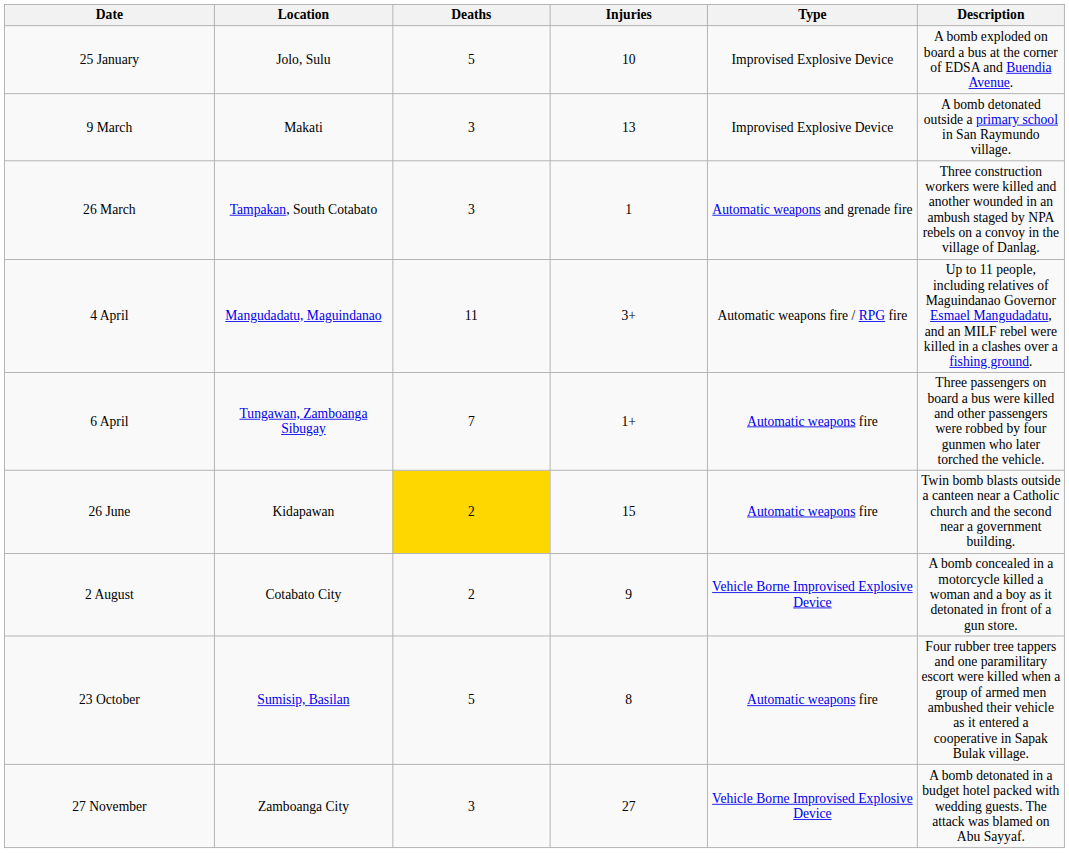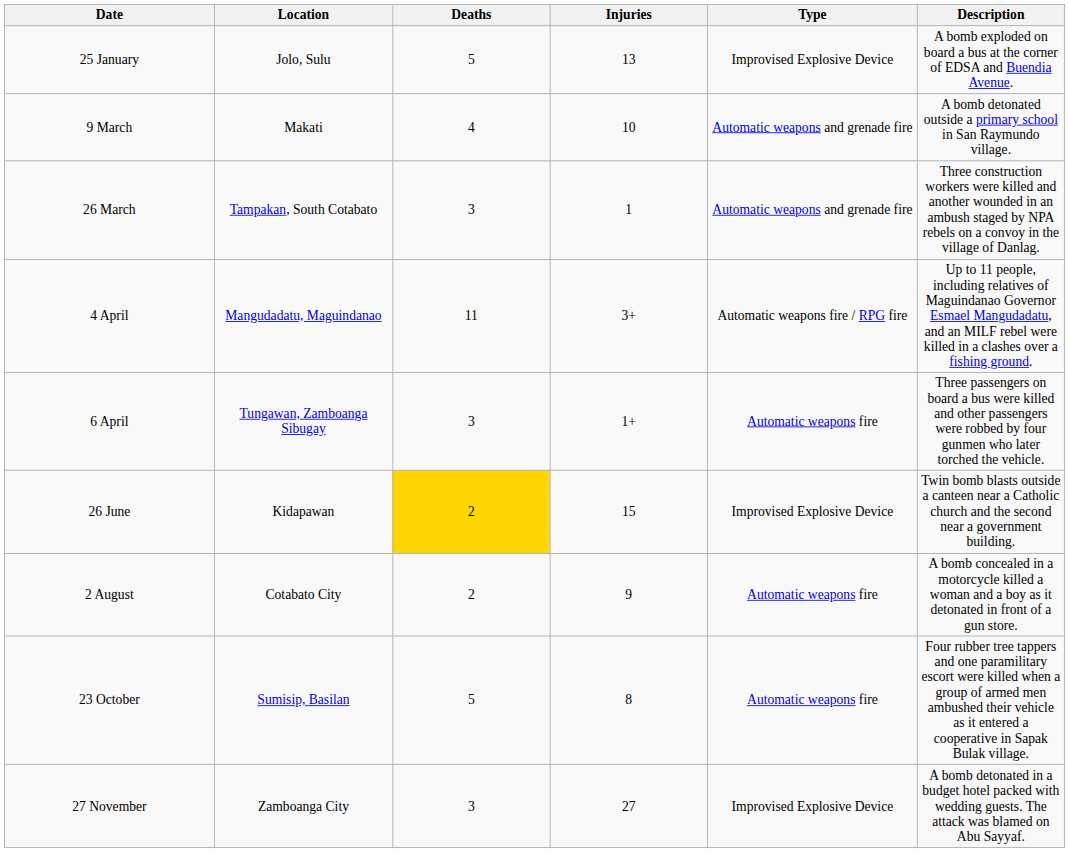(629, 59) 10 -> (629, 59) 13
(471, 127) 3 -> (471, 127) 4
(629, 127) 13 -> (629, 127) 10
(812, 127) Improvised Explosive Device -> (812, 127) Automatic weapons and grenade fire
(471, 421) 7 -> (471, 421) 3
(812, 511) Automatic weapons fire -> (812, 511) Improvised Explosive Device
(812, 594) Vehicle Borne Improvised Explosive Device -> (812, 594) Automatic weapons fire
(812, 806) Vehicle Borne Improvised Explosive Device -> (812, 806) Improvised Explosive Device
